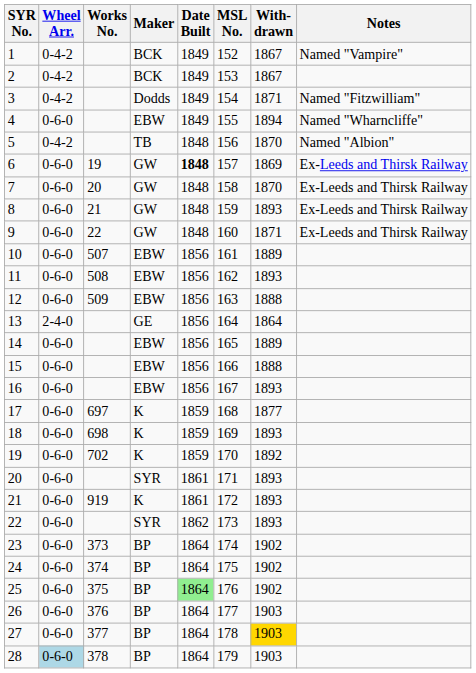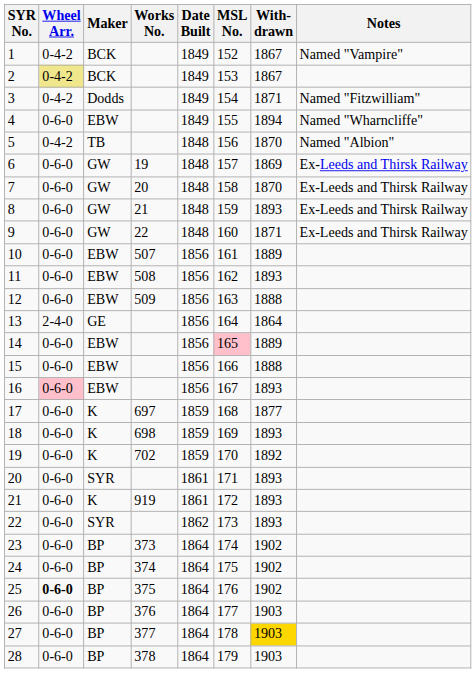columns swapped: (154, 23) <-> (107, 23)
(58, 76) no background -> (58, 76) khaki background
(195, 165) bold -> (195, 165) normal
(227, 344) no background -> (227, 344) pink background
(58, 388) no background -> (58, 388) pink background
(58, 589) normal -> (58, 589) bold
(195, 589) lightgreen background -> (195, 589) no background
(58, 656) lightblue background -> (58, 656) no background
